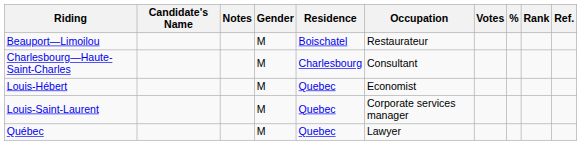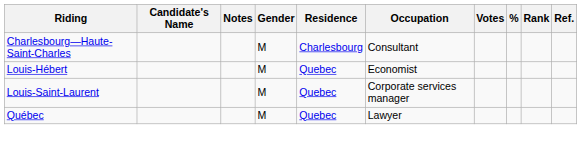- row: (53, 41)
